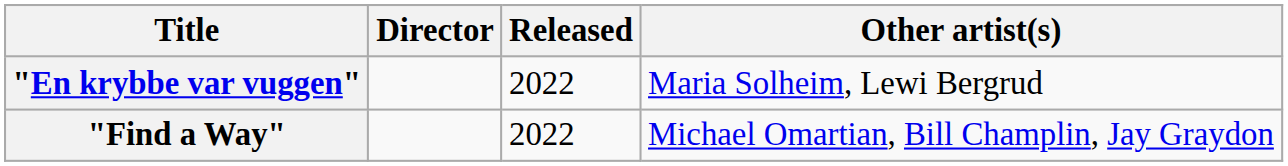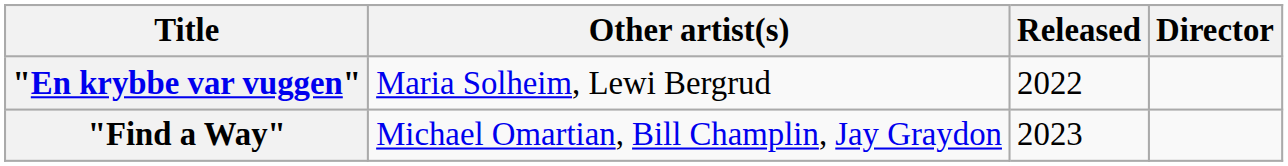columns swapped: (961, 30) <-> (435, 30)
(542, 134) 2022 -> (1050, 134) 2023
